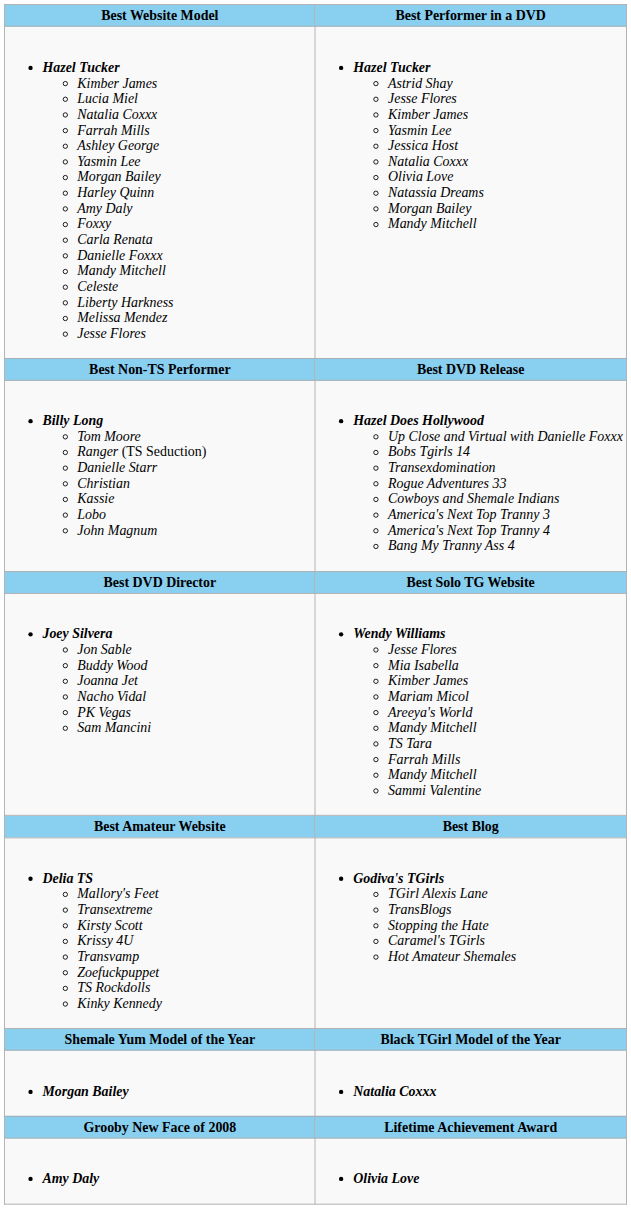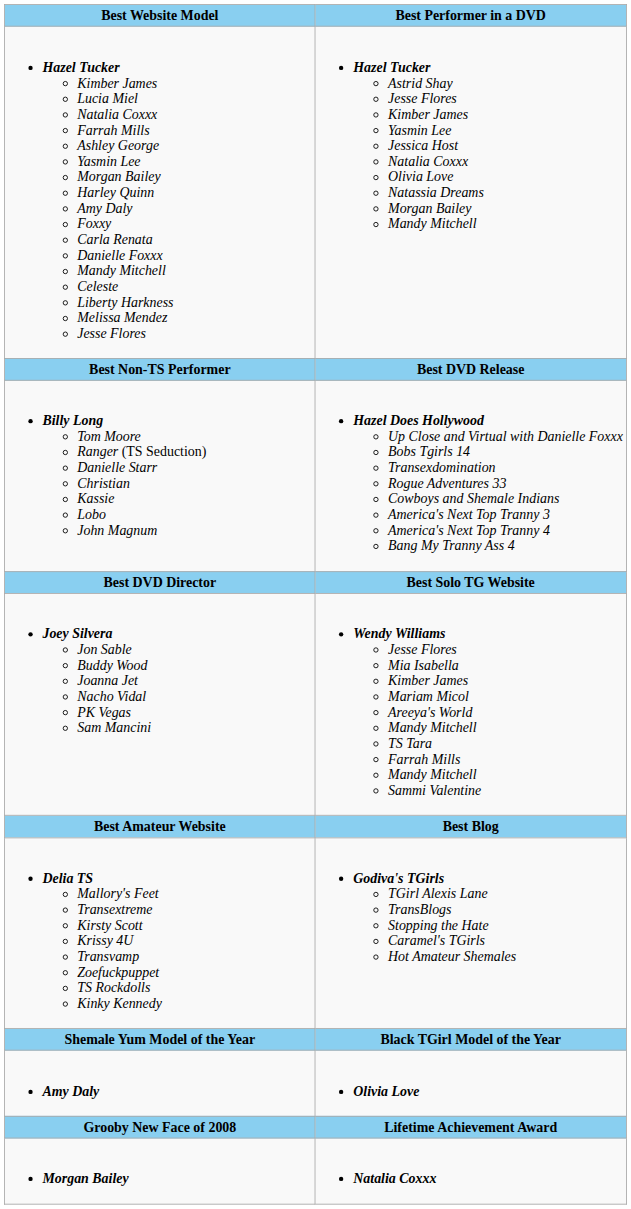rows swapped: (160, 1091) <-> (160, 1179)
